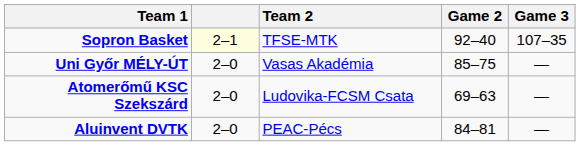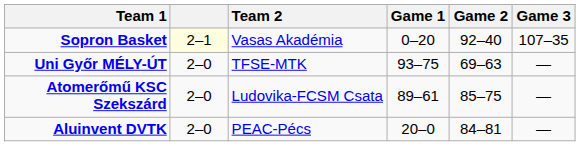+ column: (418, 16)
(300, 40) TFSE-MTK -> (287, 40) Vasas Akadémia
(318, 64) Vasas Akadémia -> (269, 64) TFSE-MTK
(475, 64) 85–75 -> (481, 64) 69–63
(475, 96) 69–63 -> (481, 96) 85–75
